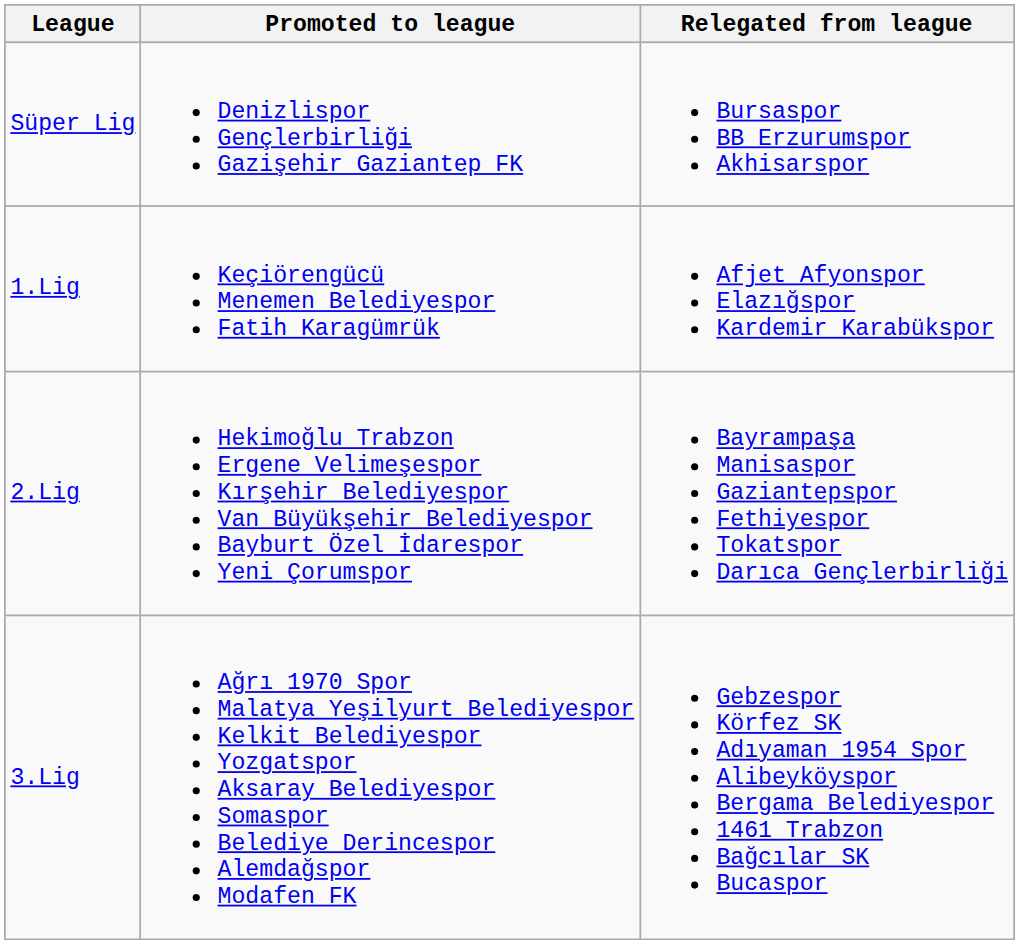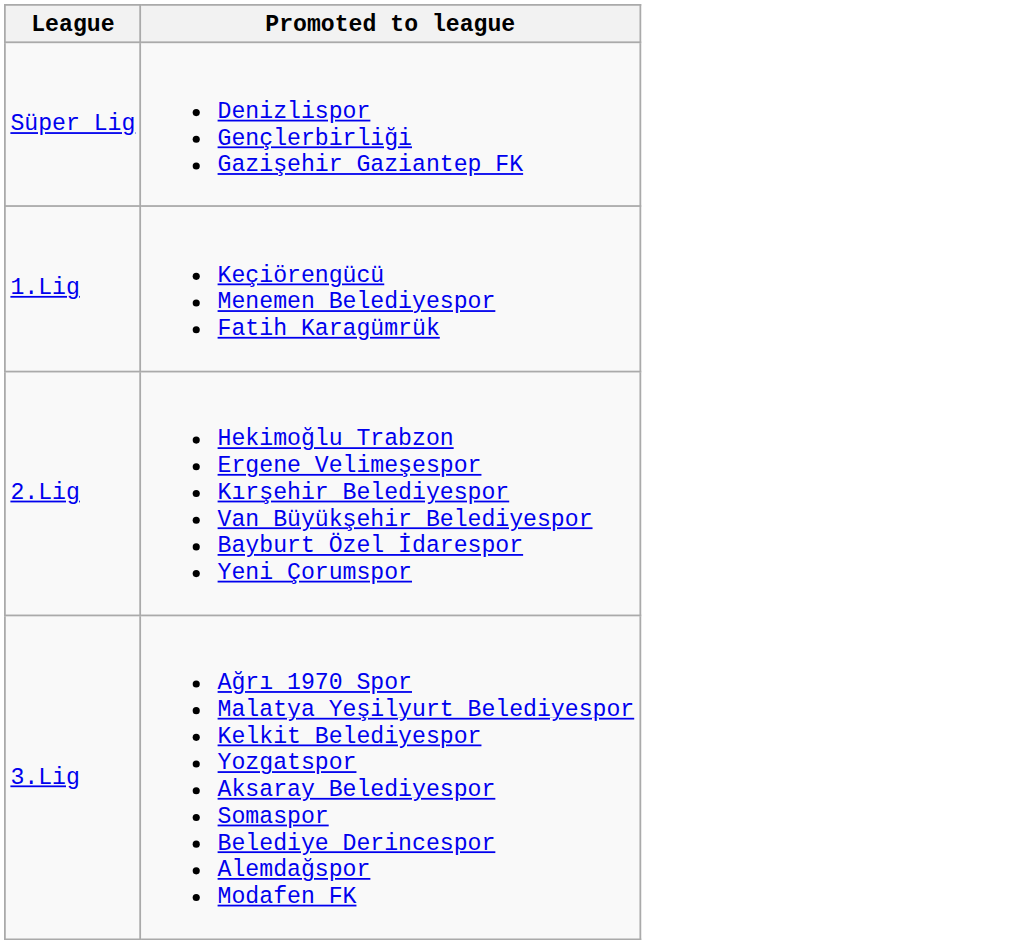- column: (827, 24)
